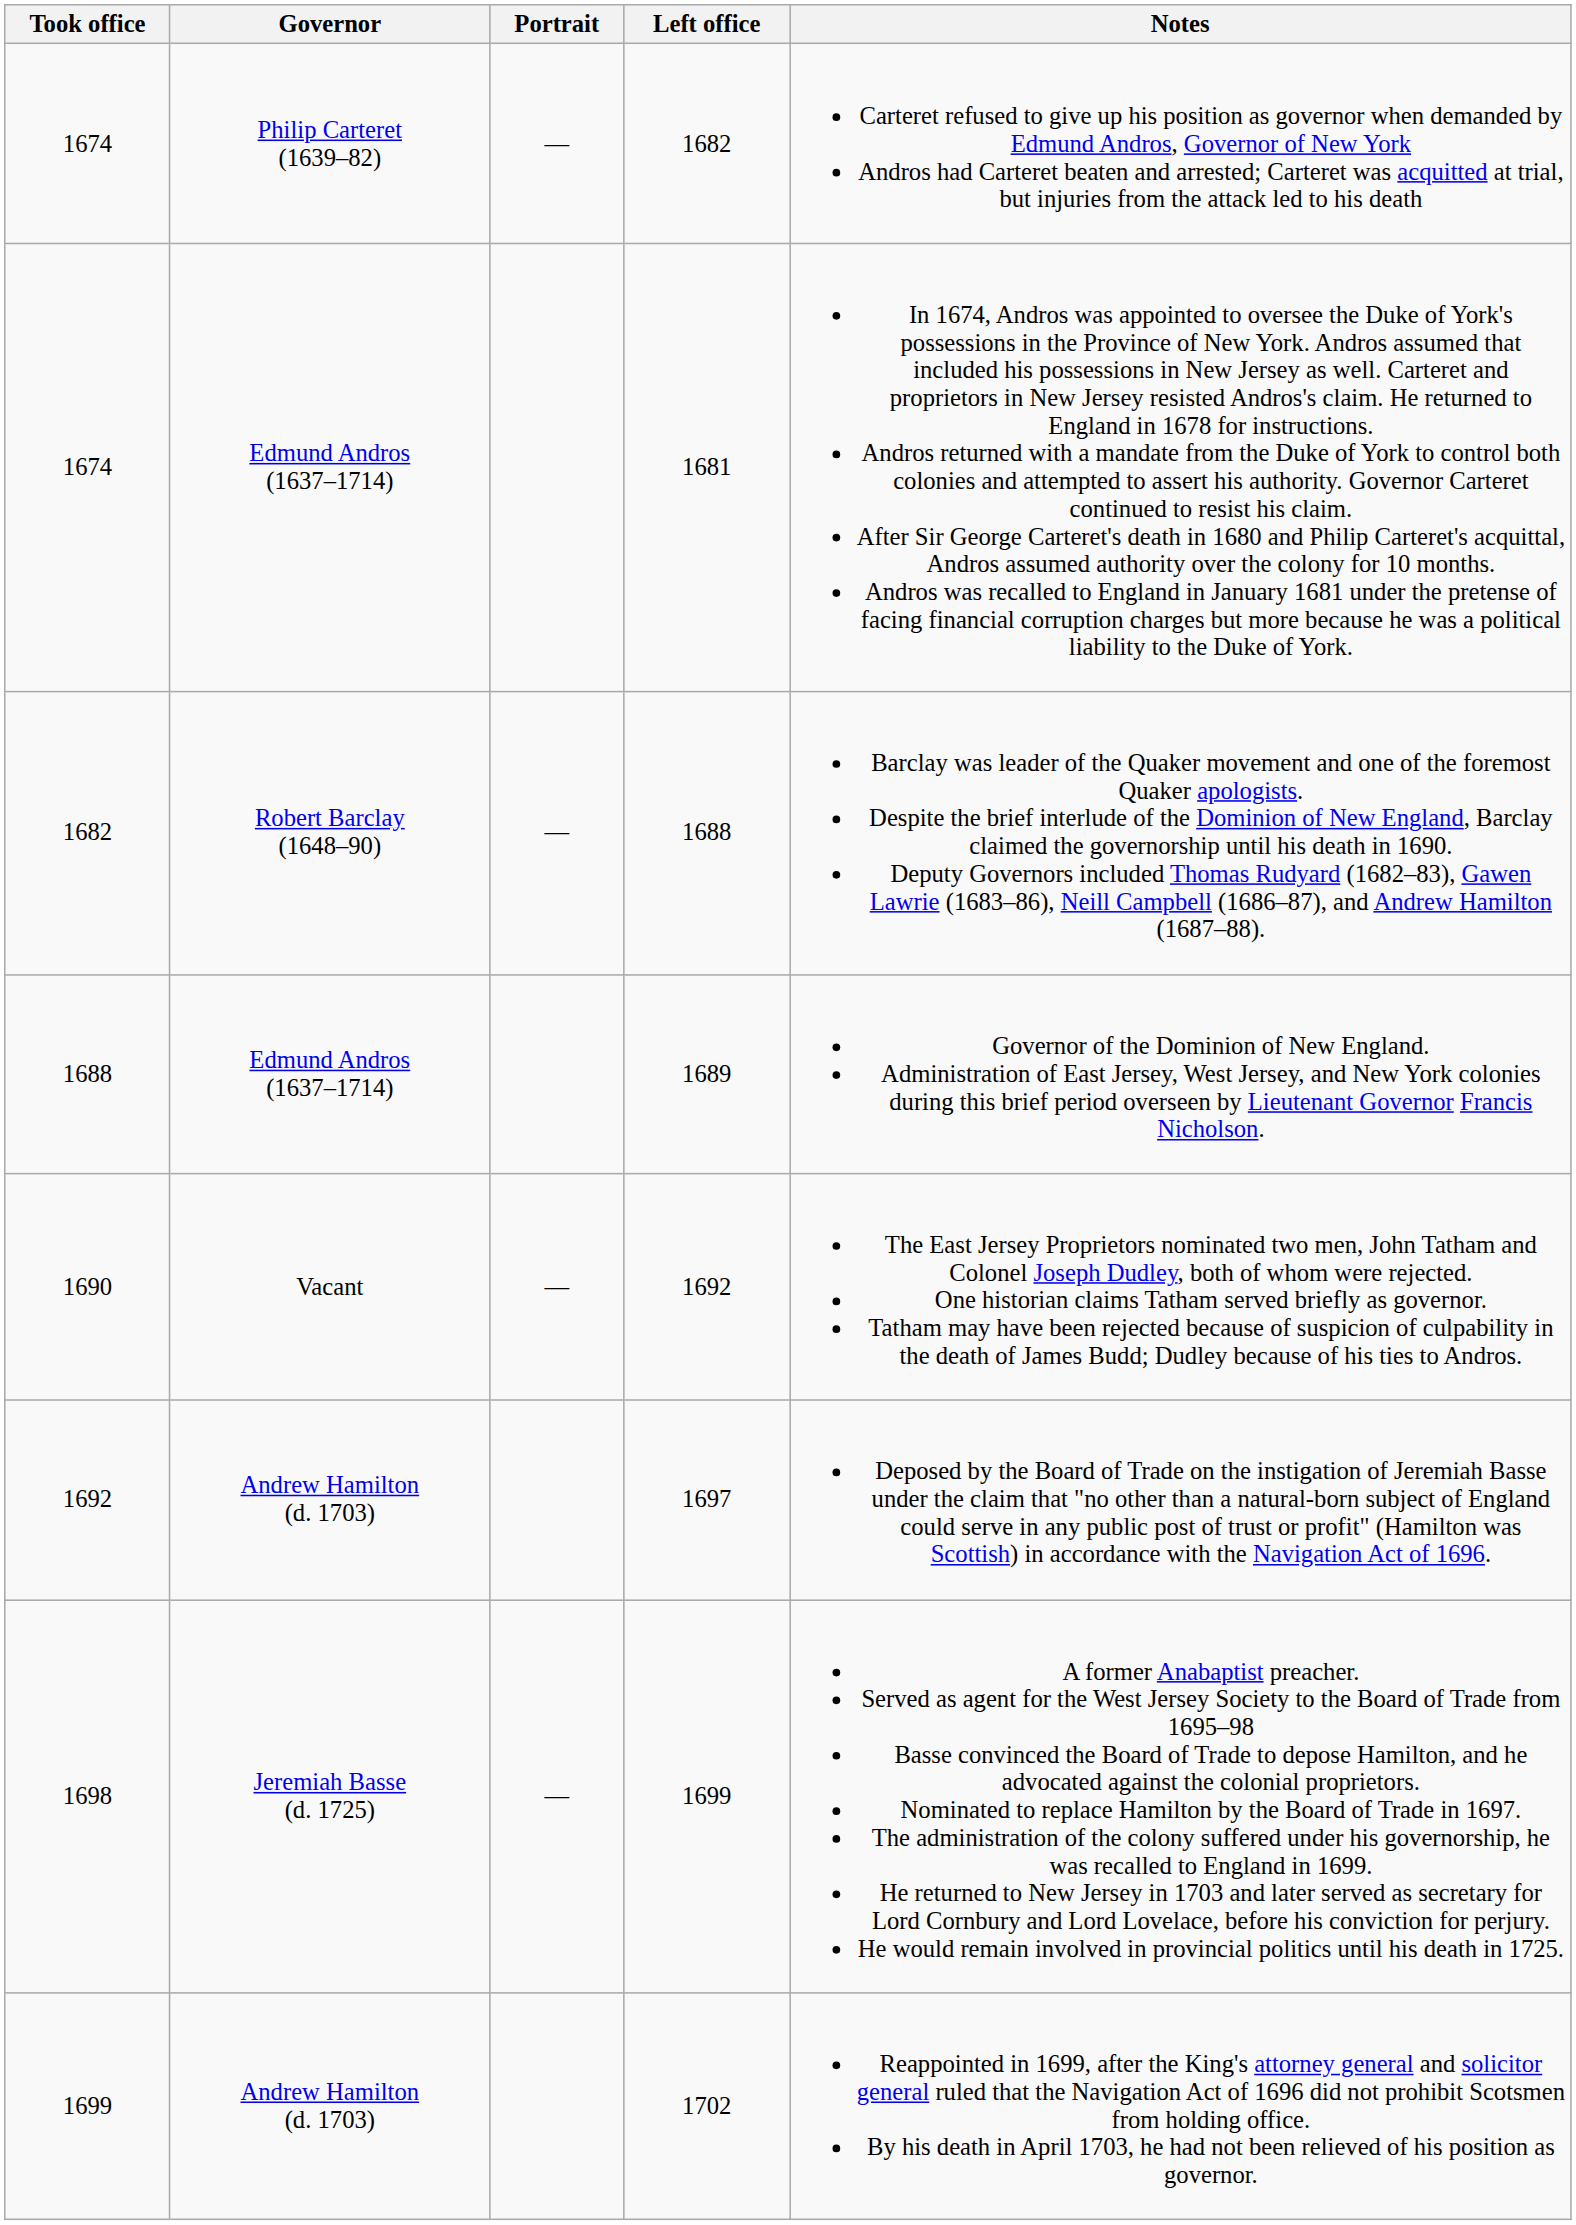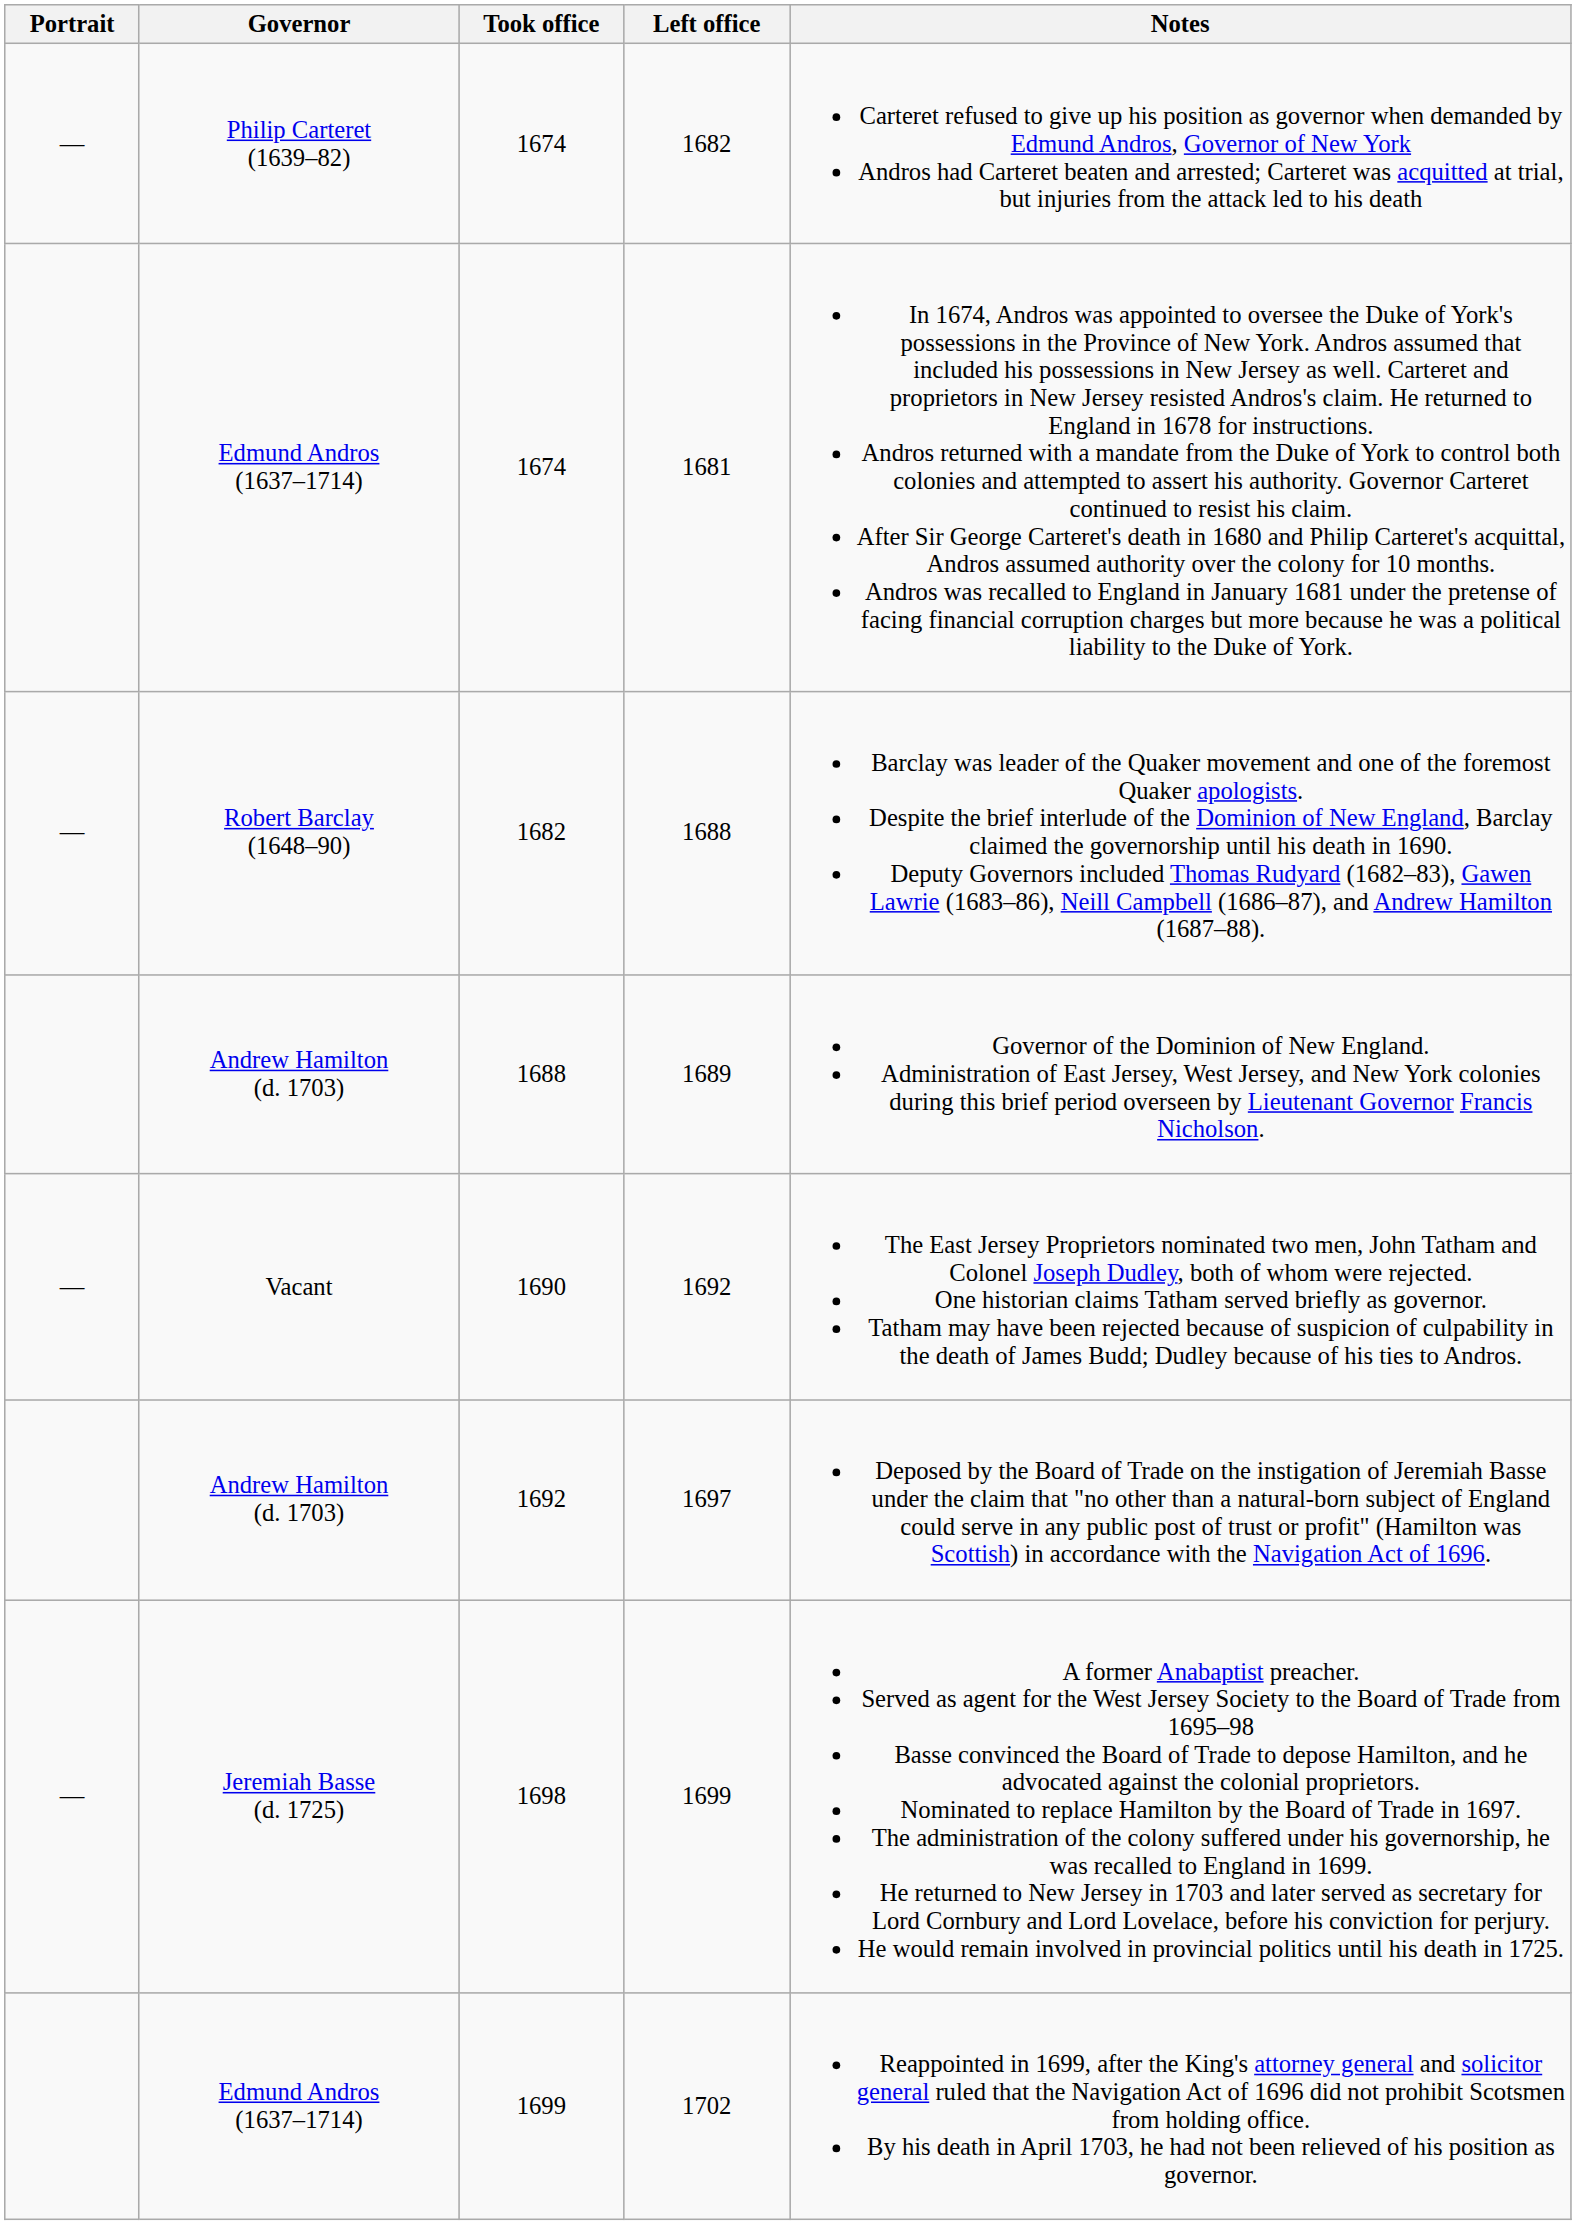columns swapped: (557, 24) <-> (87, 24)
(330, 1073) Edmund Andros (1637–1714) -> (299, 1073) Andrew Hamilton (d. 1703)
(330, 2106) Andrew Hamilton (d. 1703) -> (299, 2106) Edmund Andros (1637–1714)
